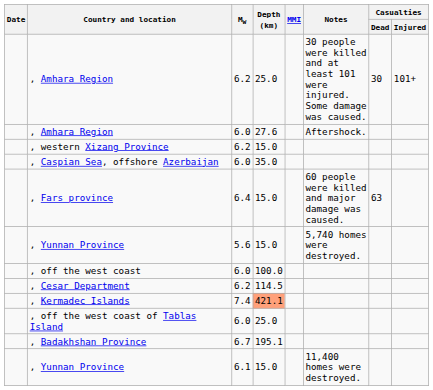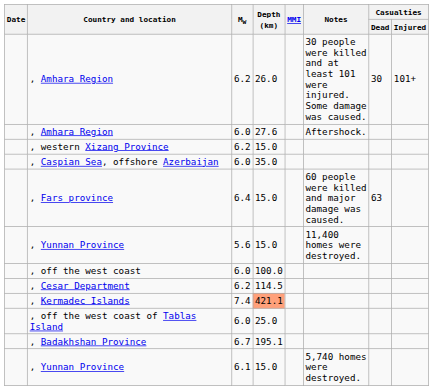(266, 79) 25.0 -> (266, 79) 26.0
(336, 245) 5,740 homes were destroyed. -> (333, 245) 11,400 homes were destroyed.
(333, 367) 11,400 homes were destroyed. -> (336, 367) 5,740 homes were destroyed.
